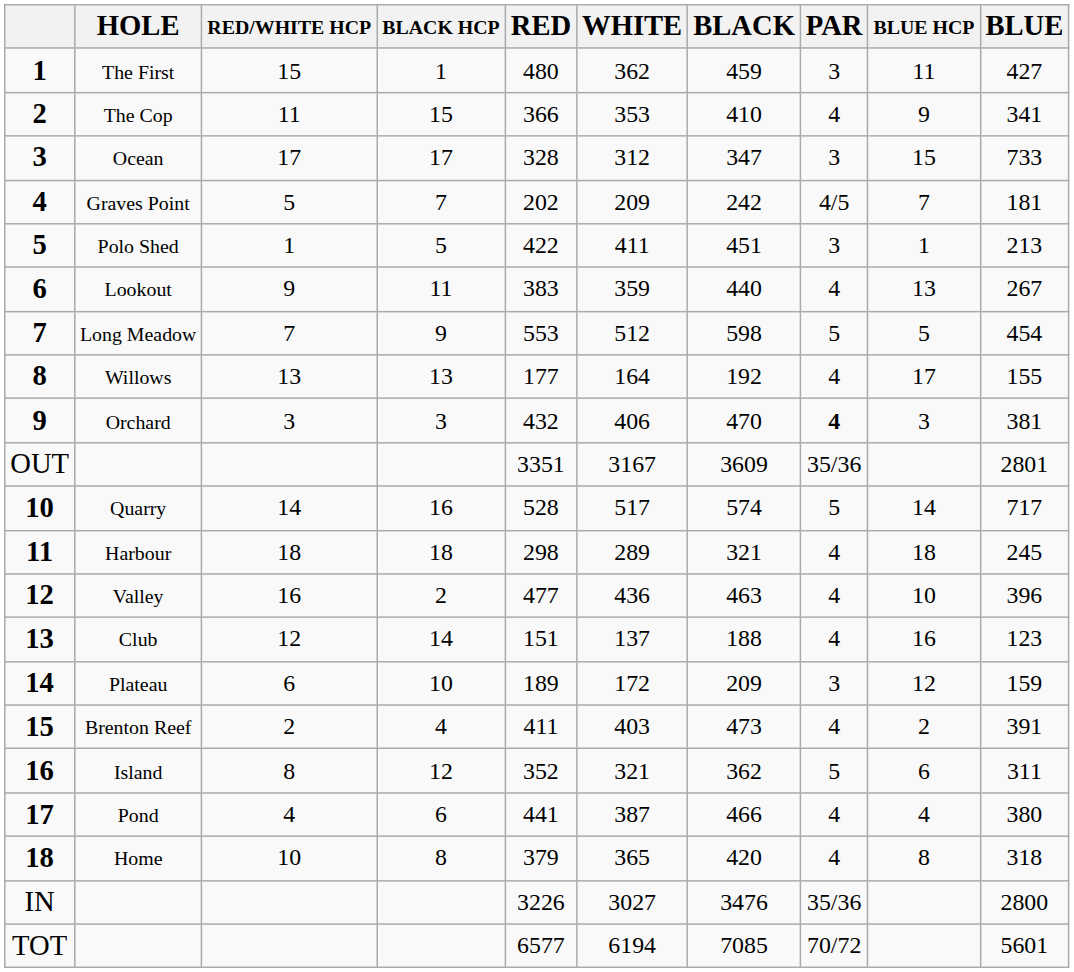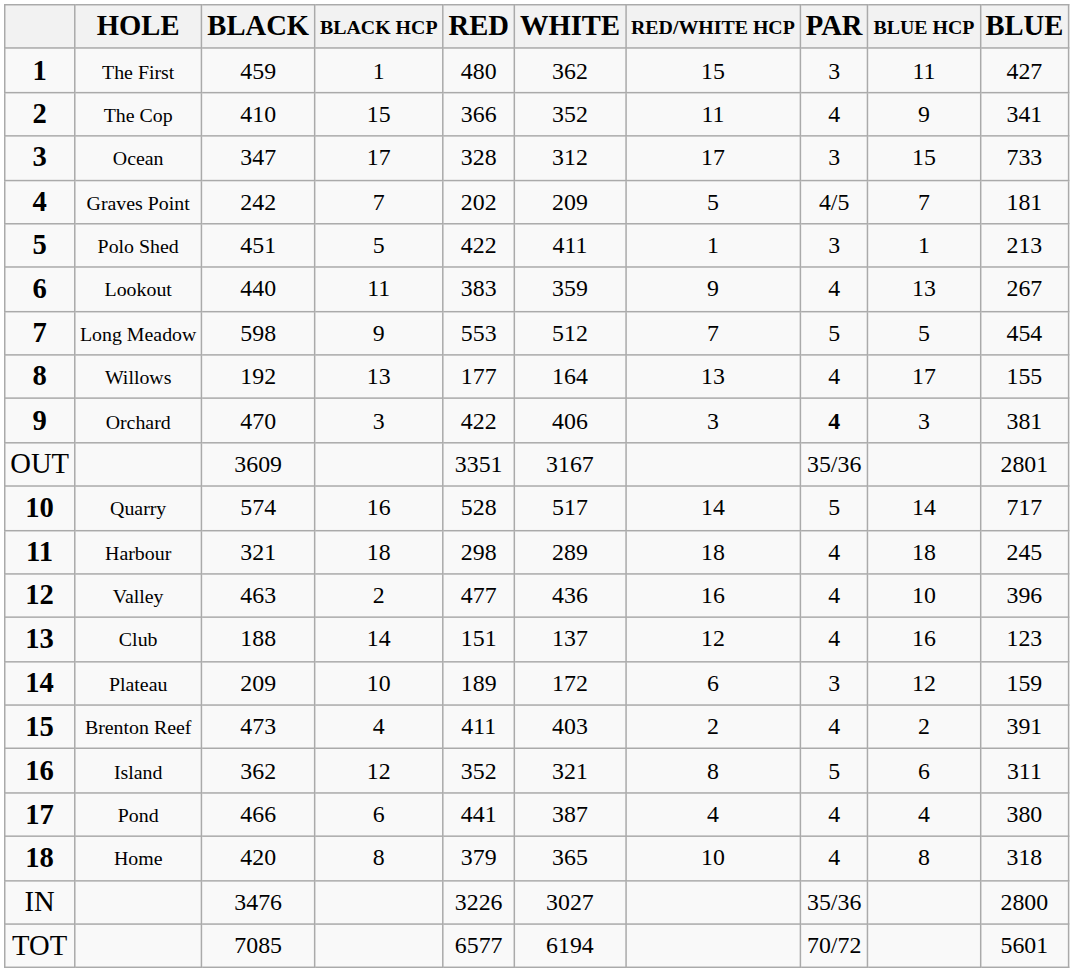columns swapped: (744, 26) <-> (289, 27)
(632, 113) 353 -> (570, 113) 352
(541, 420) 432 -> (479, 420) 422
